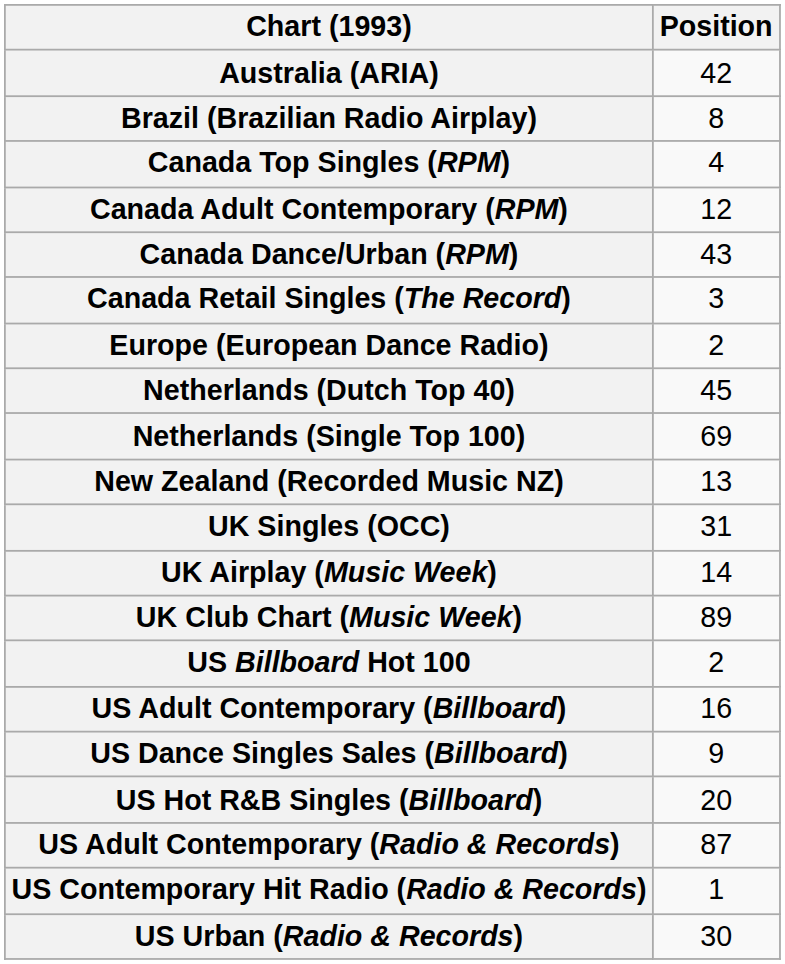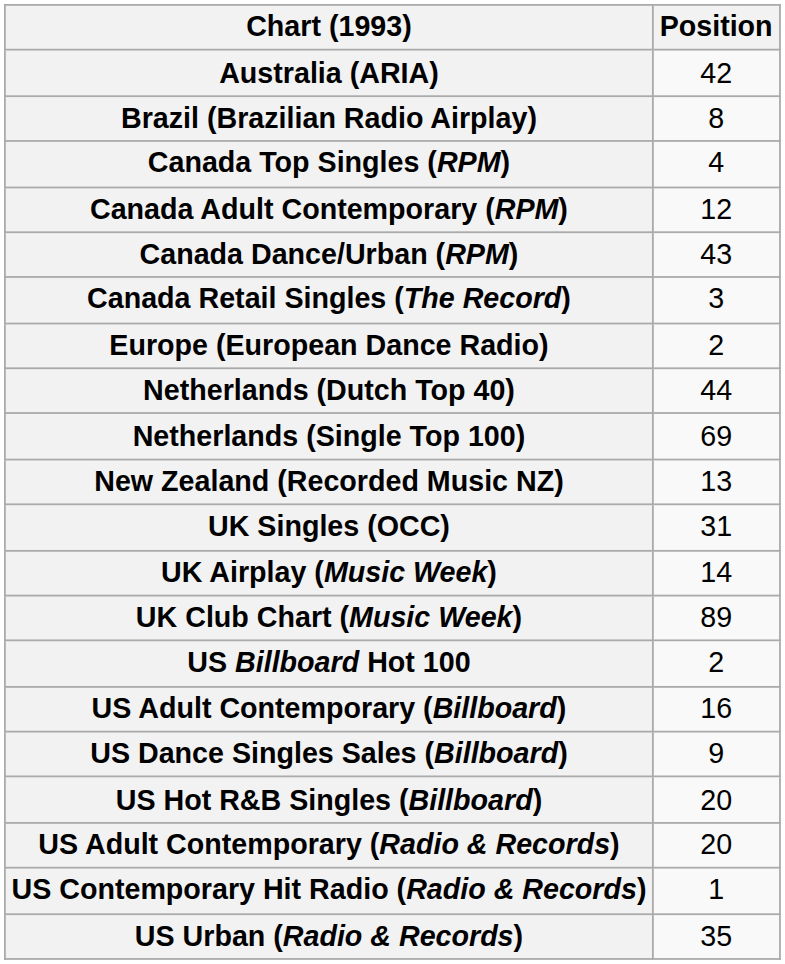(716, 390) 45 -> (716, 390) 44
(716, 844) 87 -> (716, 844) 20
(716, 935) 30 -> (716, 935) 35
